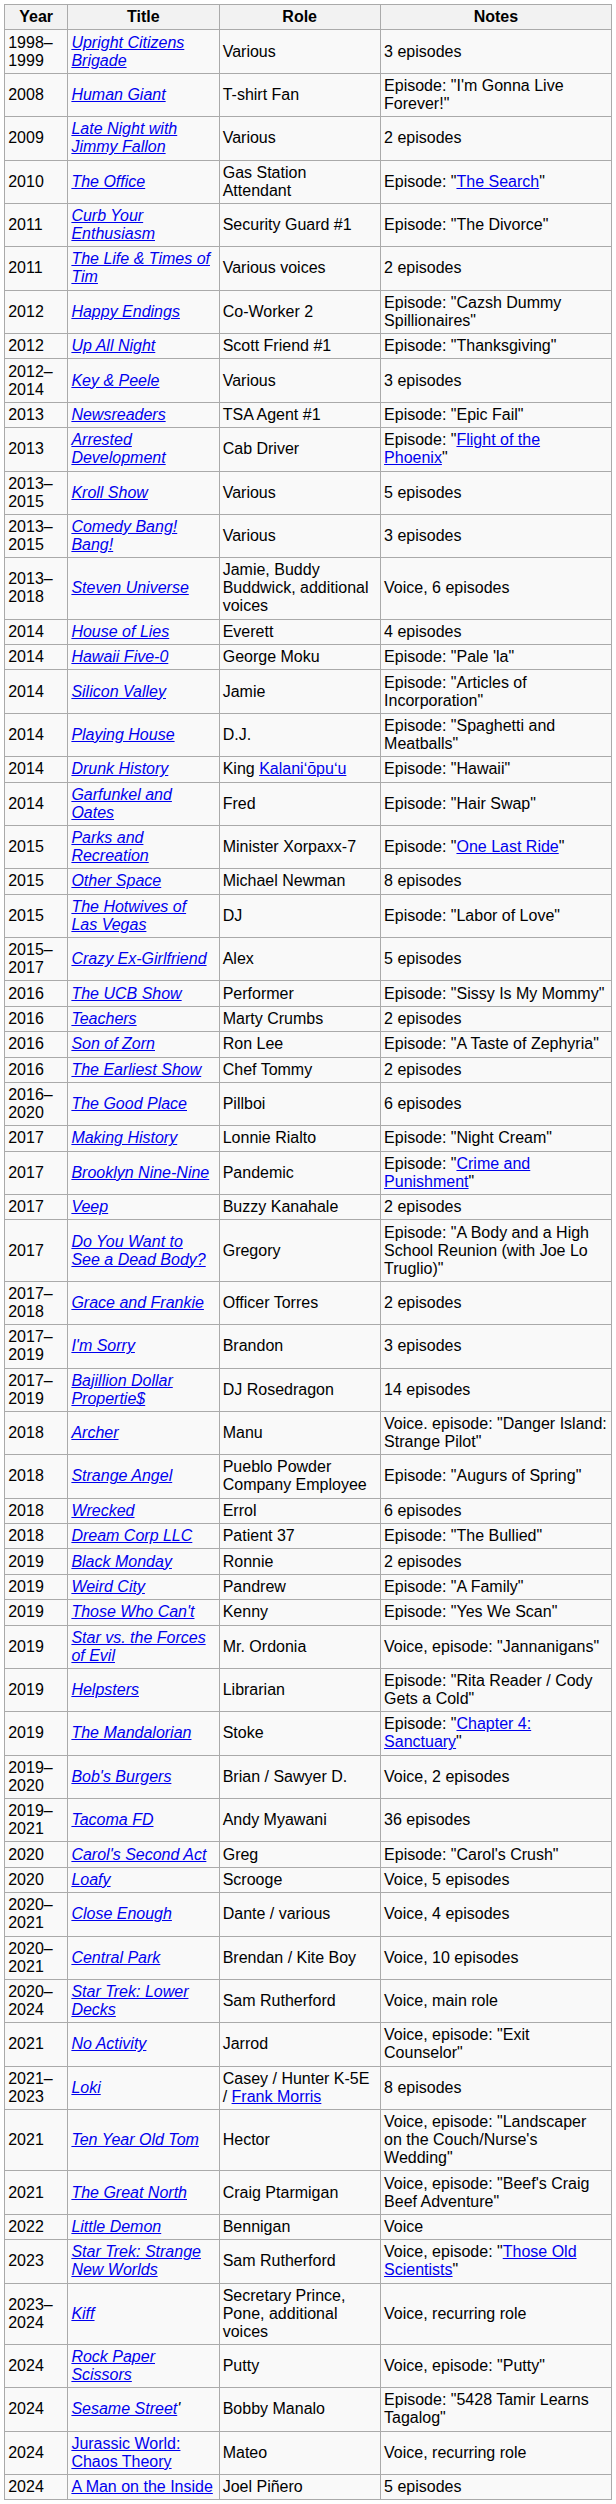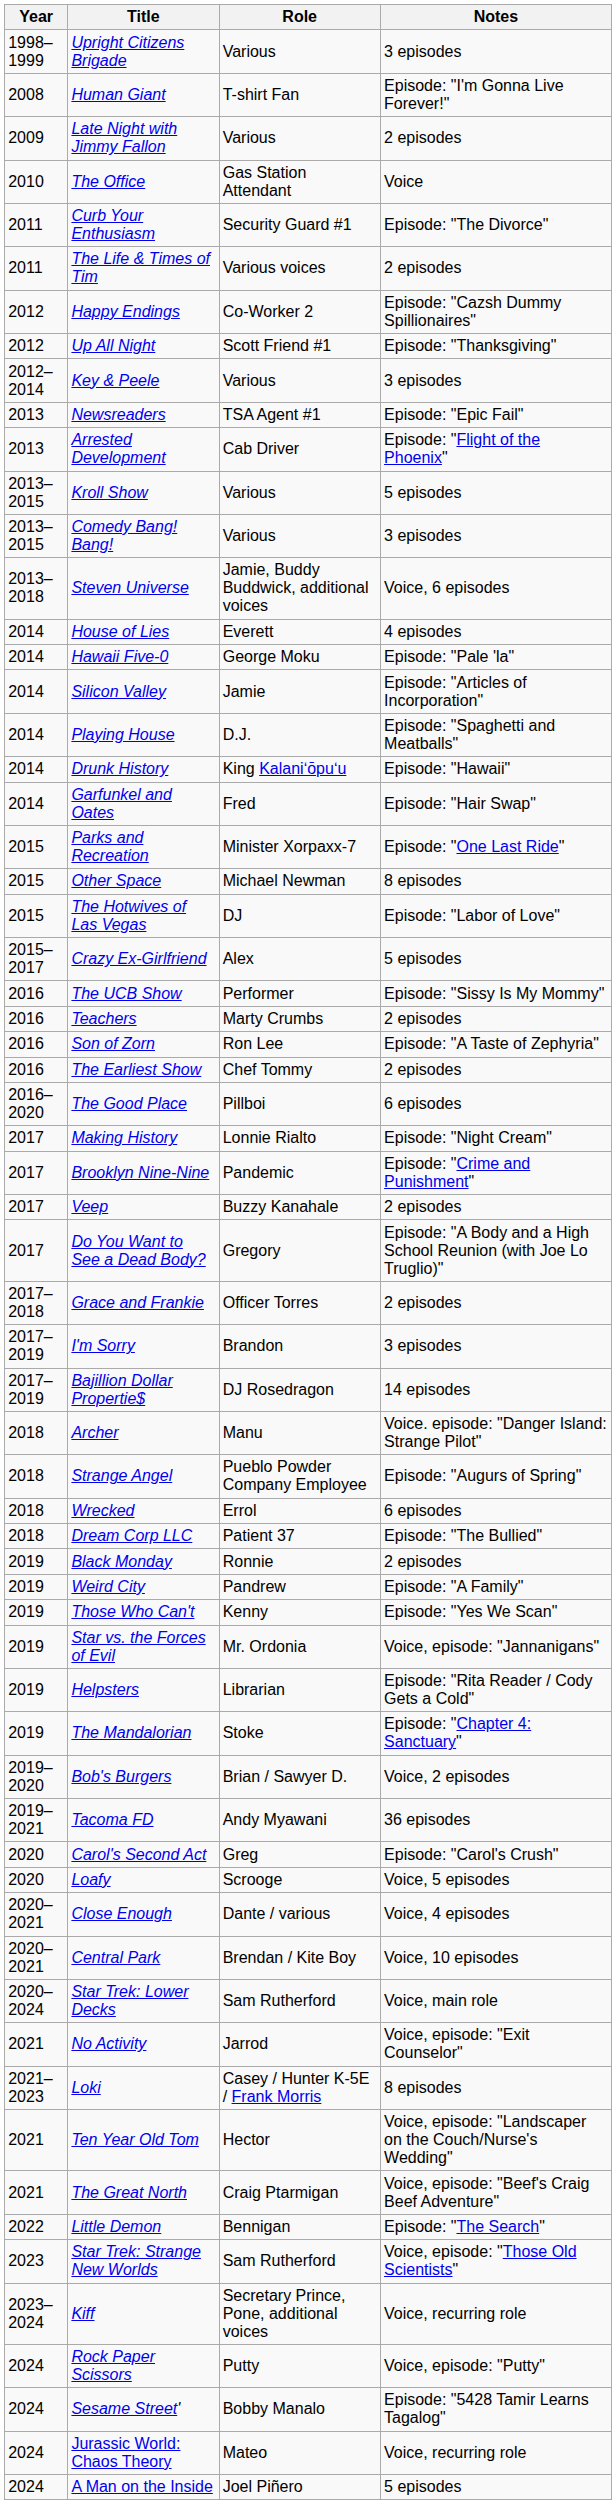(464, 181) Episode: "The Search" -> (404, 181) Voice
(404, 2226) Voice -> (464, 2226) Episode: "The Search"
